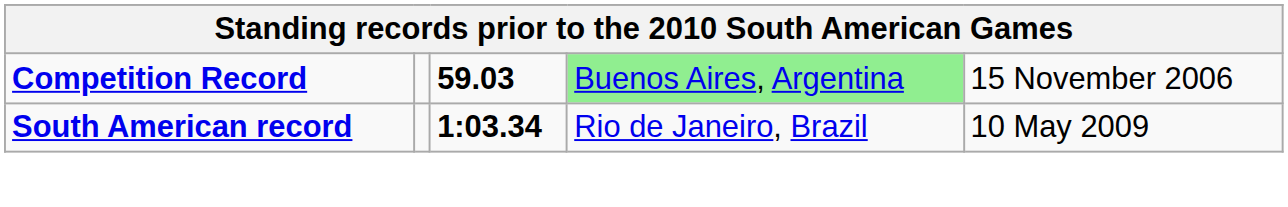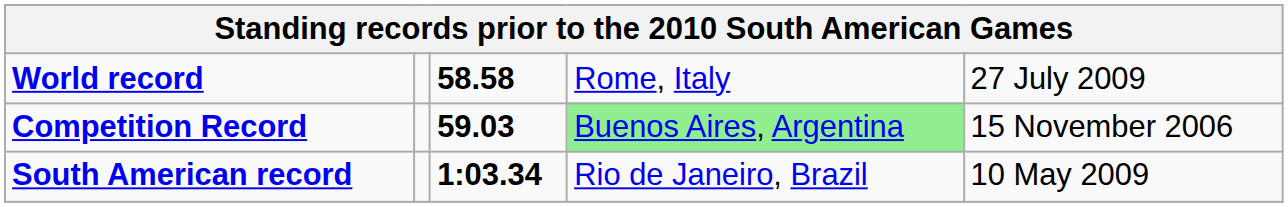+ row: (108, 77)
